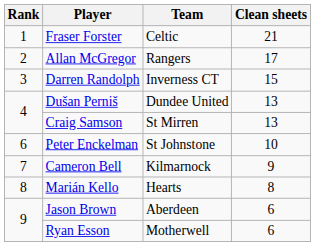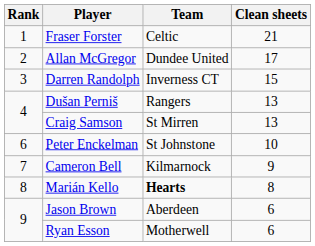(168, 58) Rangers -> (187, 58) Dundee United
(187, 101) Dundee United -> (168, 101) Rangers
(164, 187) normal -> (166, 187) bold
